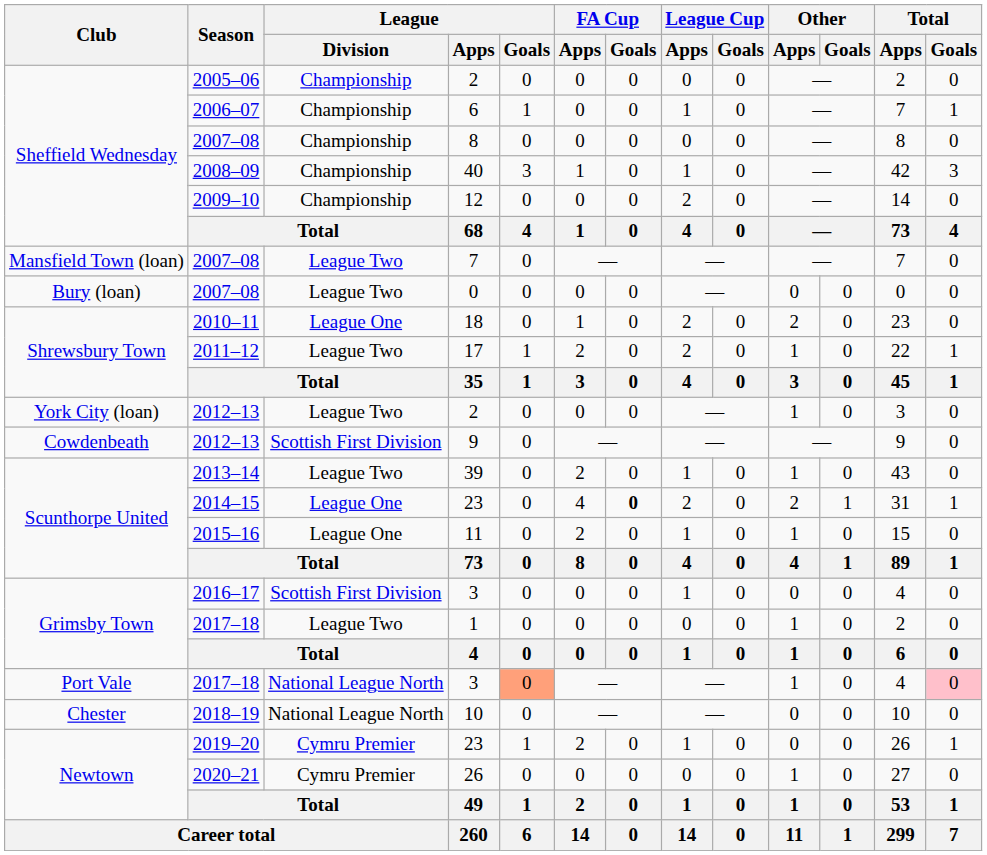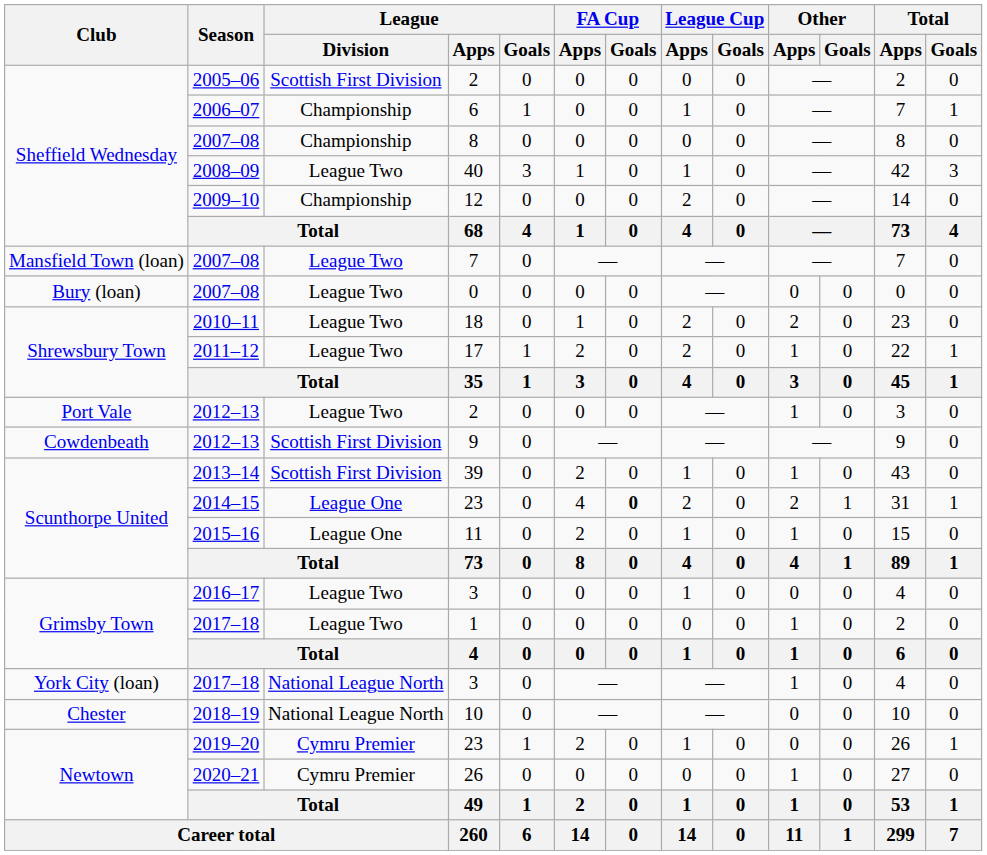(356, 79) Championship -> (356, 79) Scottish First Division
(356, 170) Championship -> (356, 170) League Two
(356, 321) League One -> (356, 321) League Two
(96, 412) York City (loan) -> (96, 412) Port Vale
(356, 472) League Two -> (356, 472) Scottish First Division
(356, 593) Scottish First Division -> (356, 593) League Two
(96, 683) Port Vale -> (96, 683) York City (loan)
(527, 683) lightsalmon background -> (527, 683) no background
(954, 683) pink background -> (954, 683) no background
